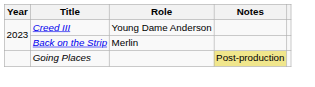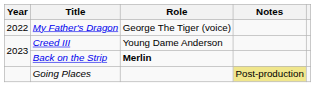+ row: (75, 27)
(125, 43) normal -> (137, 58) bold
